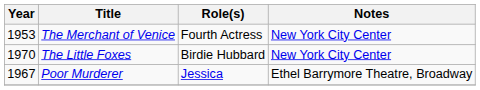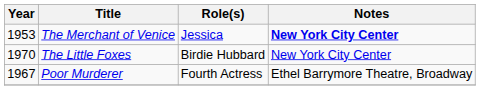(222, 34) Fourth Actress -> (202, 34) Jessica
(331, 34) normal -> (335, 34) bold
(202, 74) Jessica -> (222, 74) Fourth Actress
